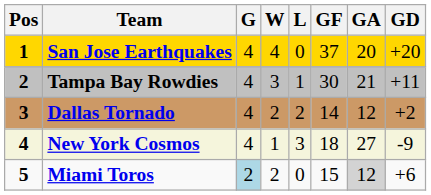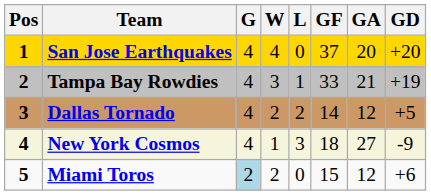(329, 81) 30 -> (329, 81) 33
(405, 81) +11 -> (405, 81) +19
(405, 112) +2 -> (405, 112) +5
(366, 174) lightgrey background -> (366, 174) no background
